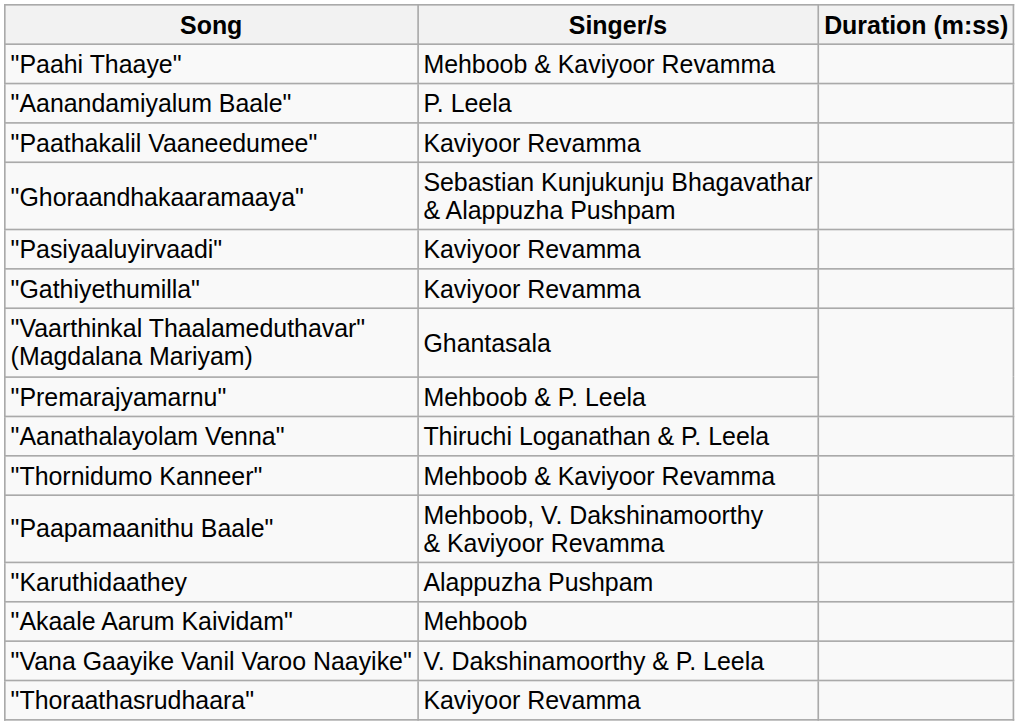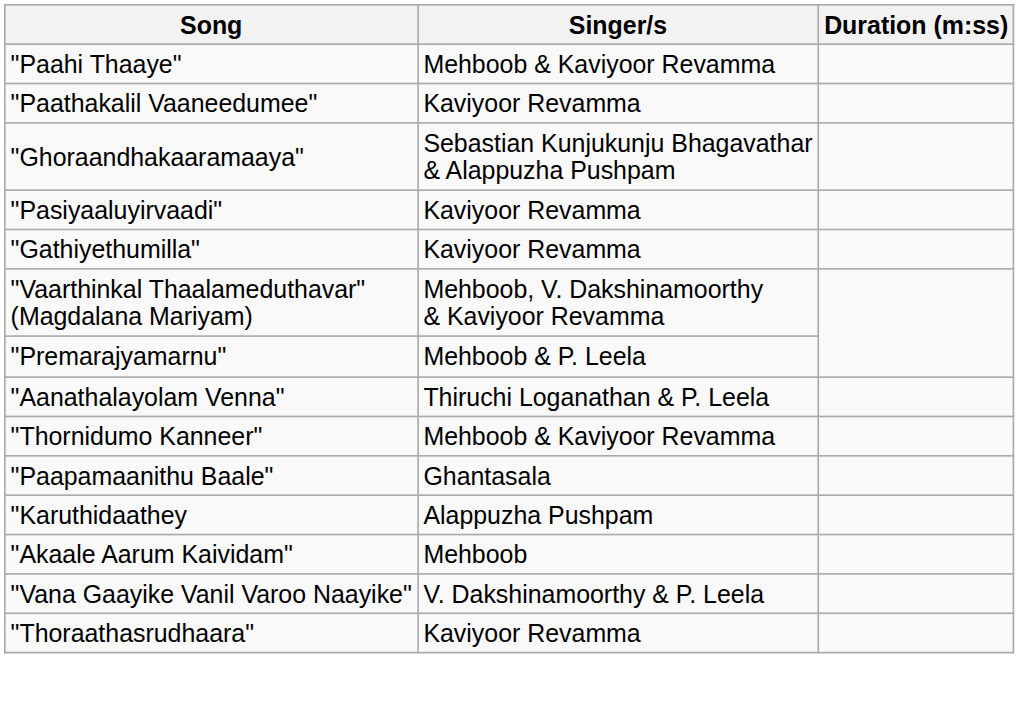- row: (151, 104)
(487, 343) Ghantasala -> (593, 303) Mehboob, V. Dakshinamoorthy & Kaviyoor Revamma
(593, 529) Mehboob, V. Dakshinamoorthy & Kaviyoor Revamma -> (487, 475) Ghantasala
